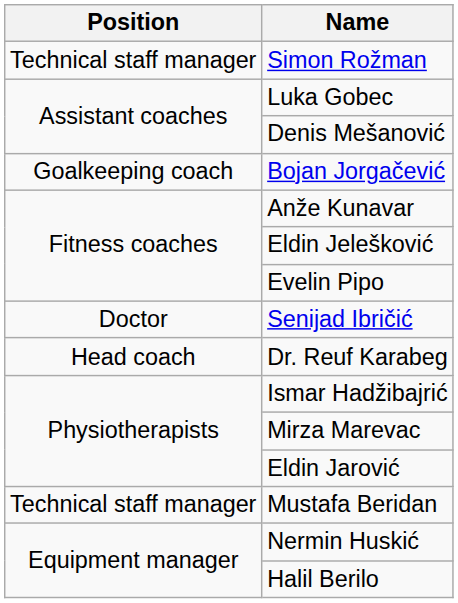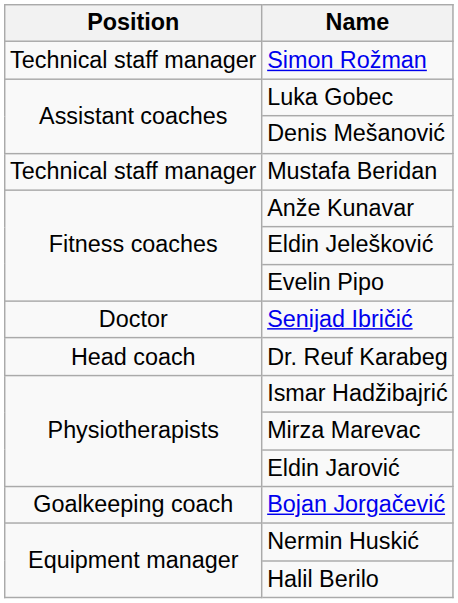rows swapped: (356, 171) <-> (352, 504)
